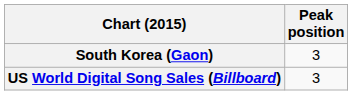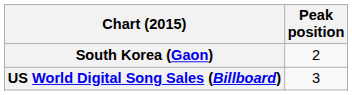(316, 55) 3 -> (316, 55) 2
